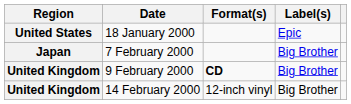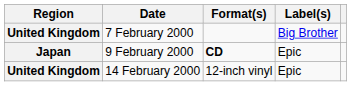- row: (150, 33)
(53, 52) Japan -> (53, 33) United Kingdom
(53, 71) United Kingdom -> (53, 52) Japan
(308, 71) Big Brother -> (290, 52) Epic
(308, 90) Big Brother -> (290, 71) Epic
